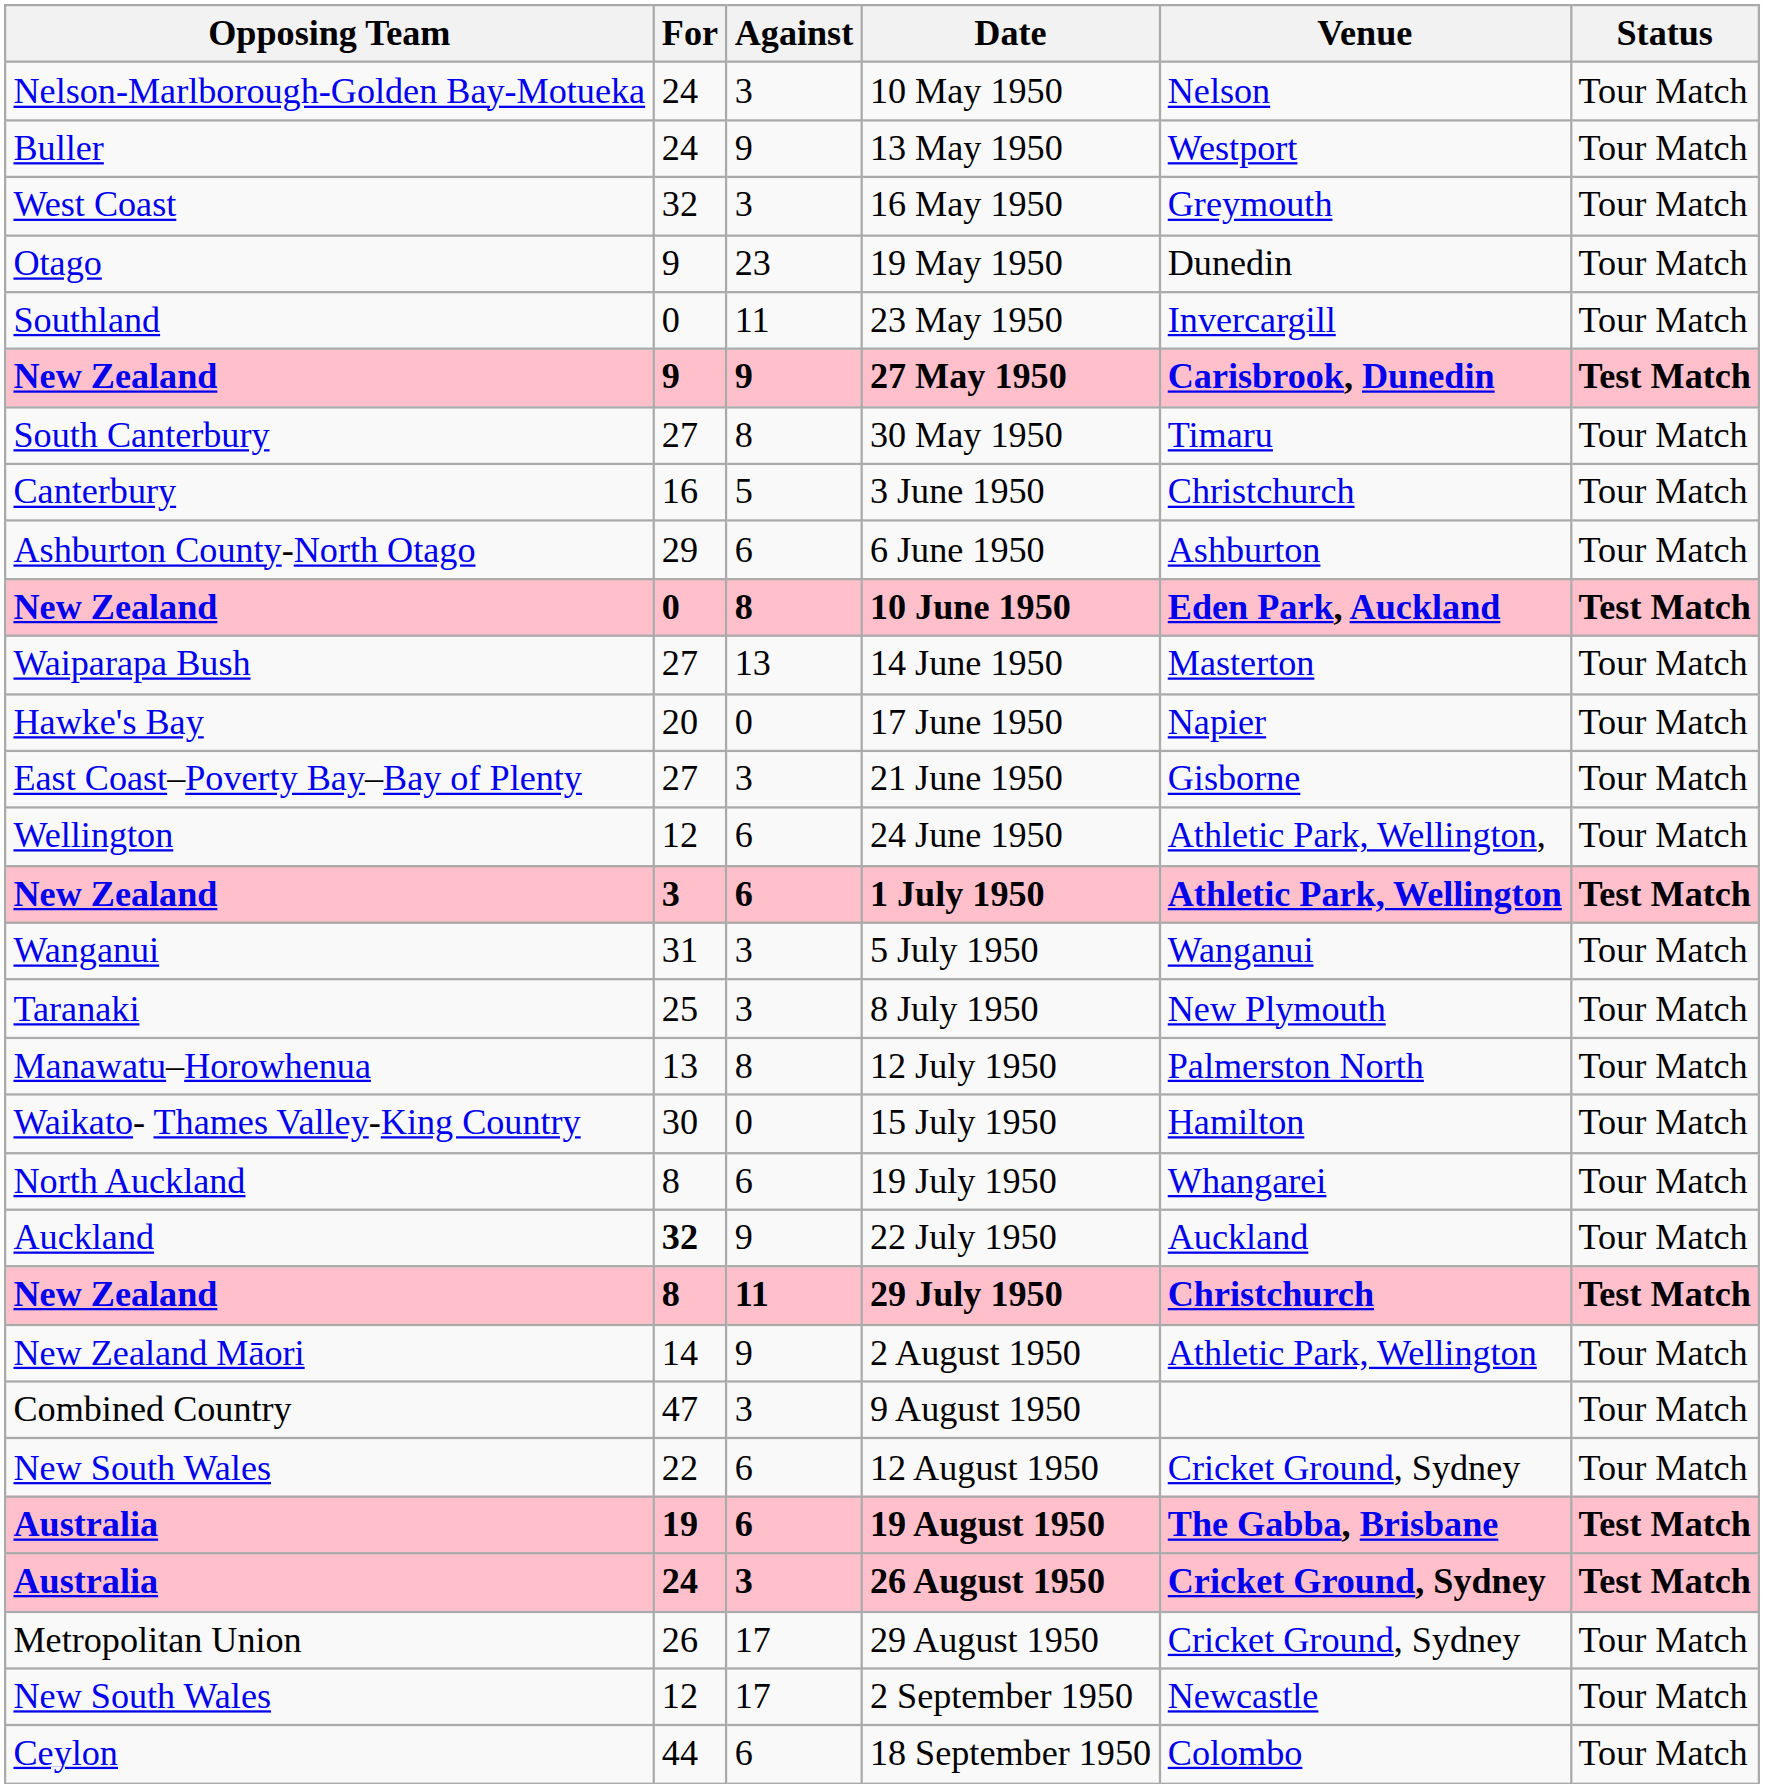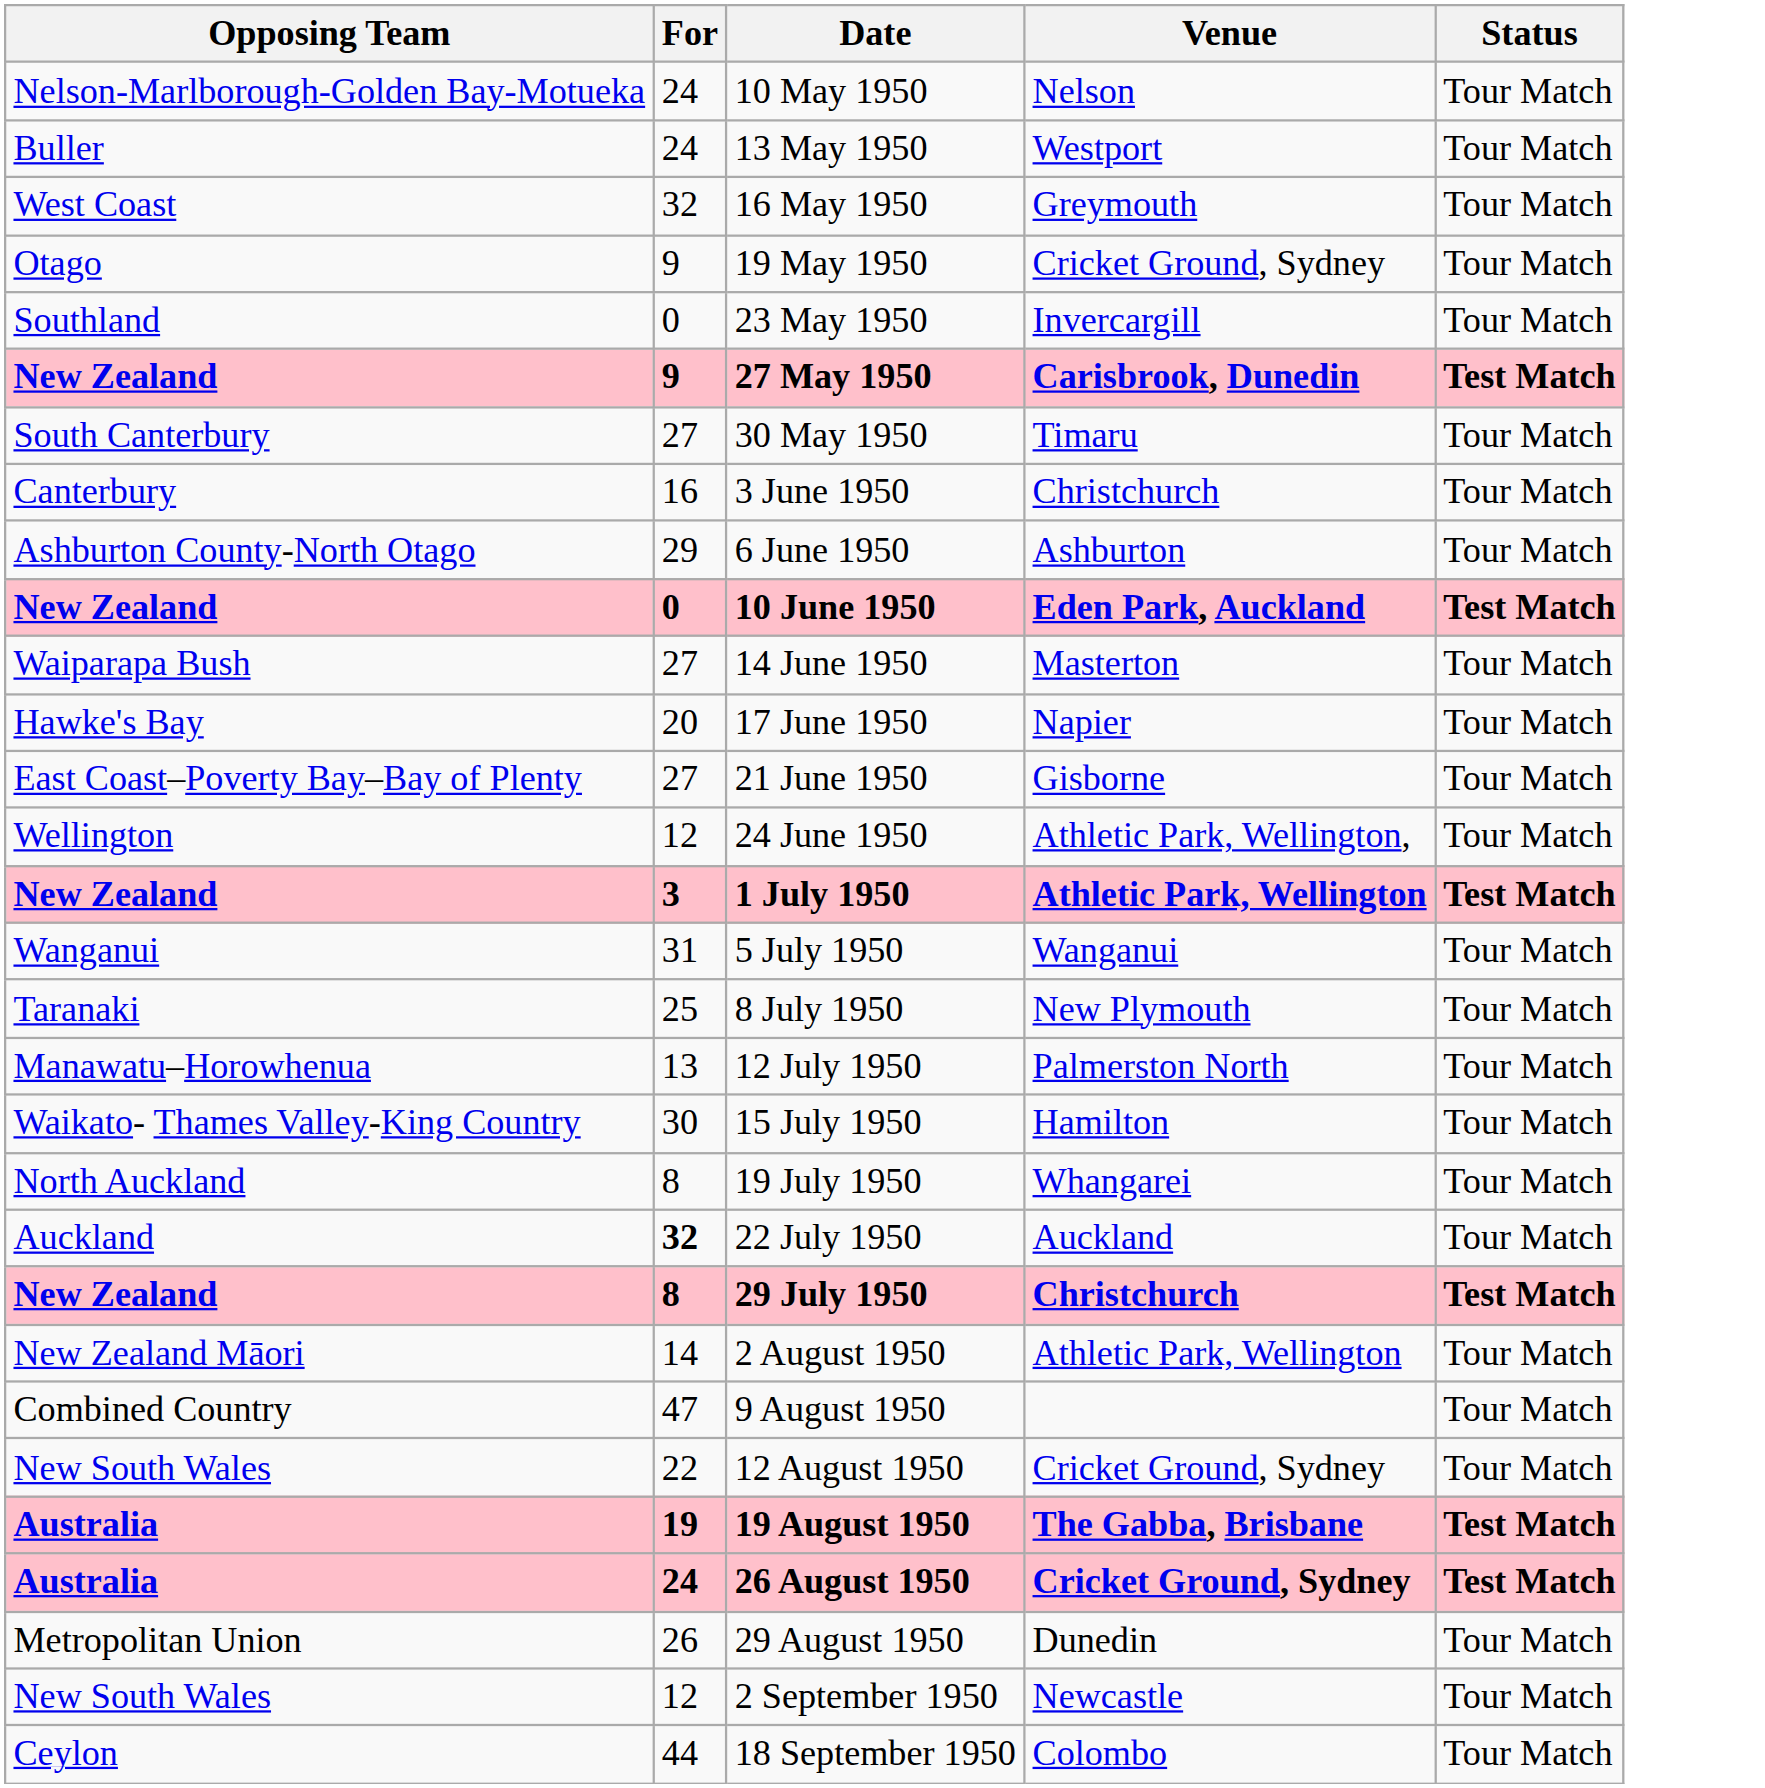- column: (794, 33)
(1230, 262) Dunedin -> (1209, 262) Cricket Ground, Sydney
(1344, 1638) Cricket Ground, Sydney -> (1095, 1638) Dunedin
